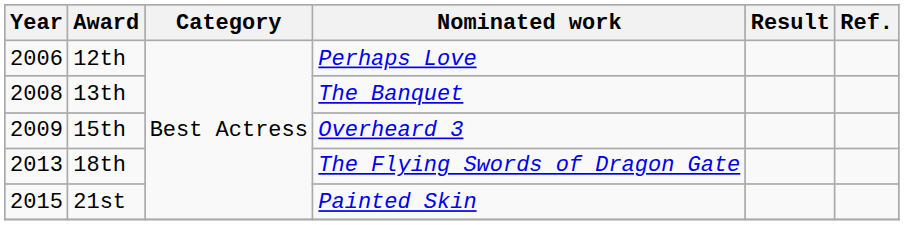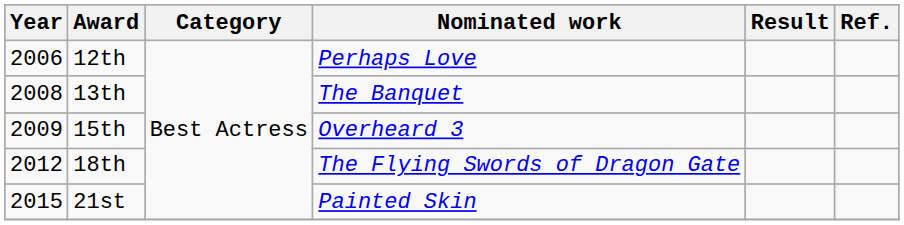(36, 166) 2013 -> (36, 166) 2012
